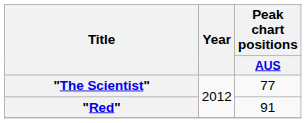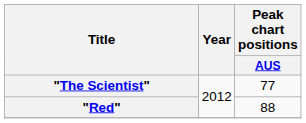(268, 107) 91 -> (268, 107) 88
